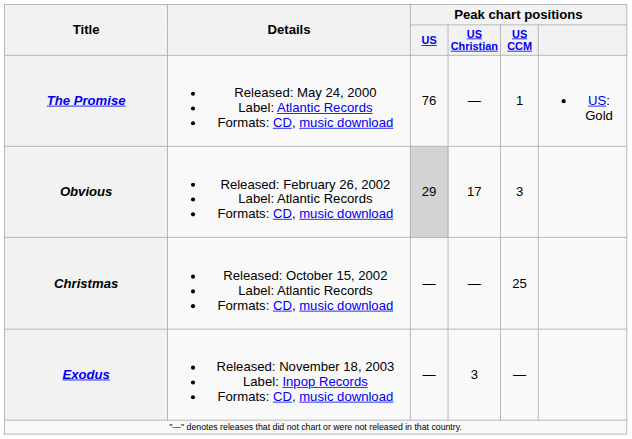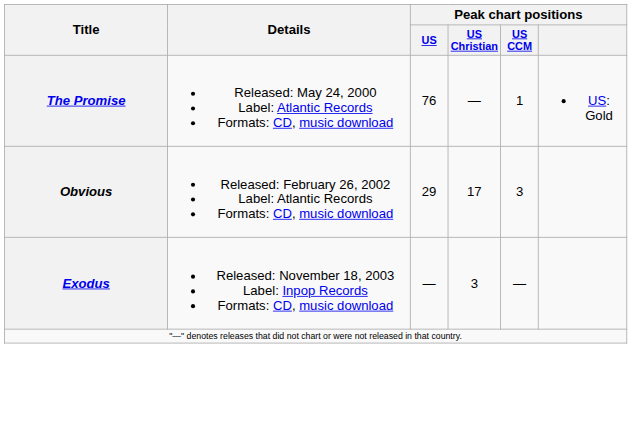(429, 192) lightgrey background -> (429, 192) no background
- row: (86, 283)
